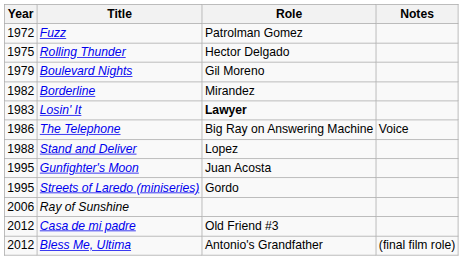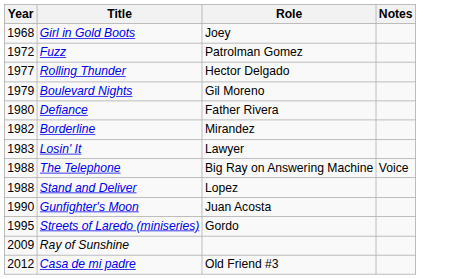+ row: (87, 33)
(21, 52) 1975 -> (21, 71) 1977
+ row: (64, 110)
(226, 110) bold -> (225, 149) normal
(21, 129) 1986 -> (21, 168) 1988
(21, 168) 1995 -> (21, 206) 1990
(21, 206) 2006 -> (21, 245) 2009
- row: (85, 245)
